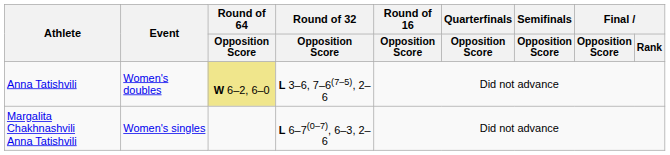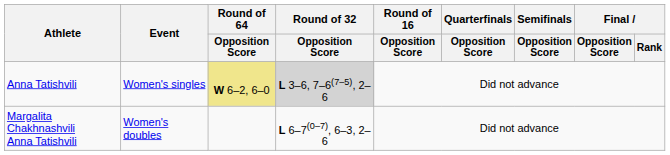(146, 84) Women's doubles -> (164, 84) Women's singles
(325, 90) no background -> (325, 90) lightgrey background
(164, 129) Women's singles -> (146, 129) Women's doubles
